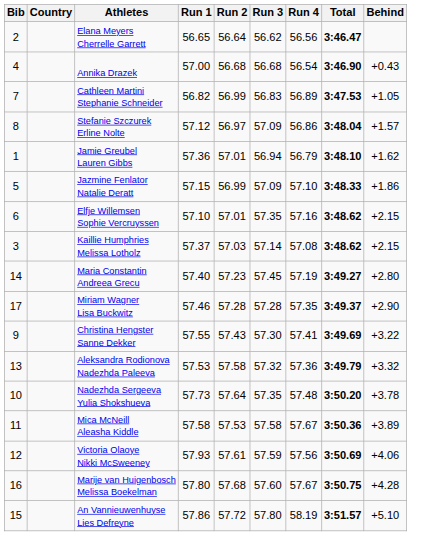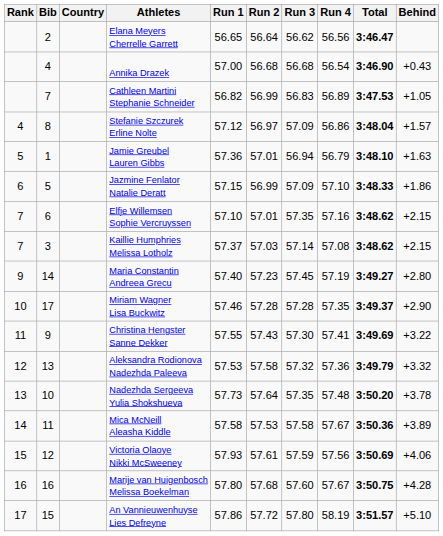+ column: (20, 13)
(385, 156) +1.62 -> (417, 156) +1.63
